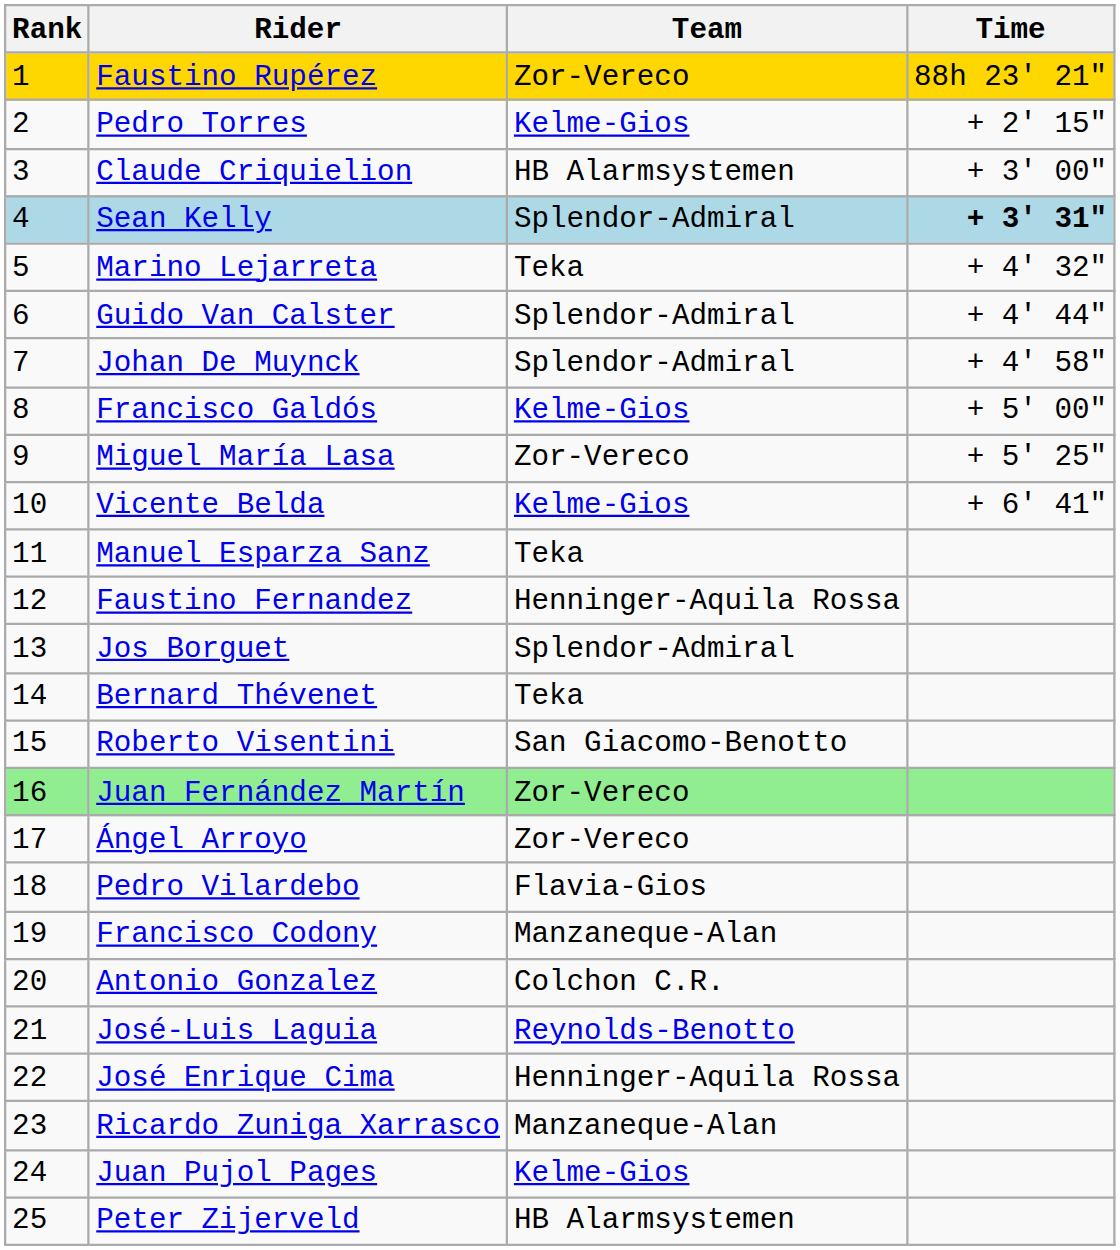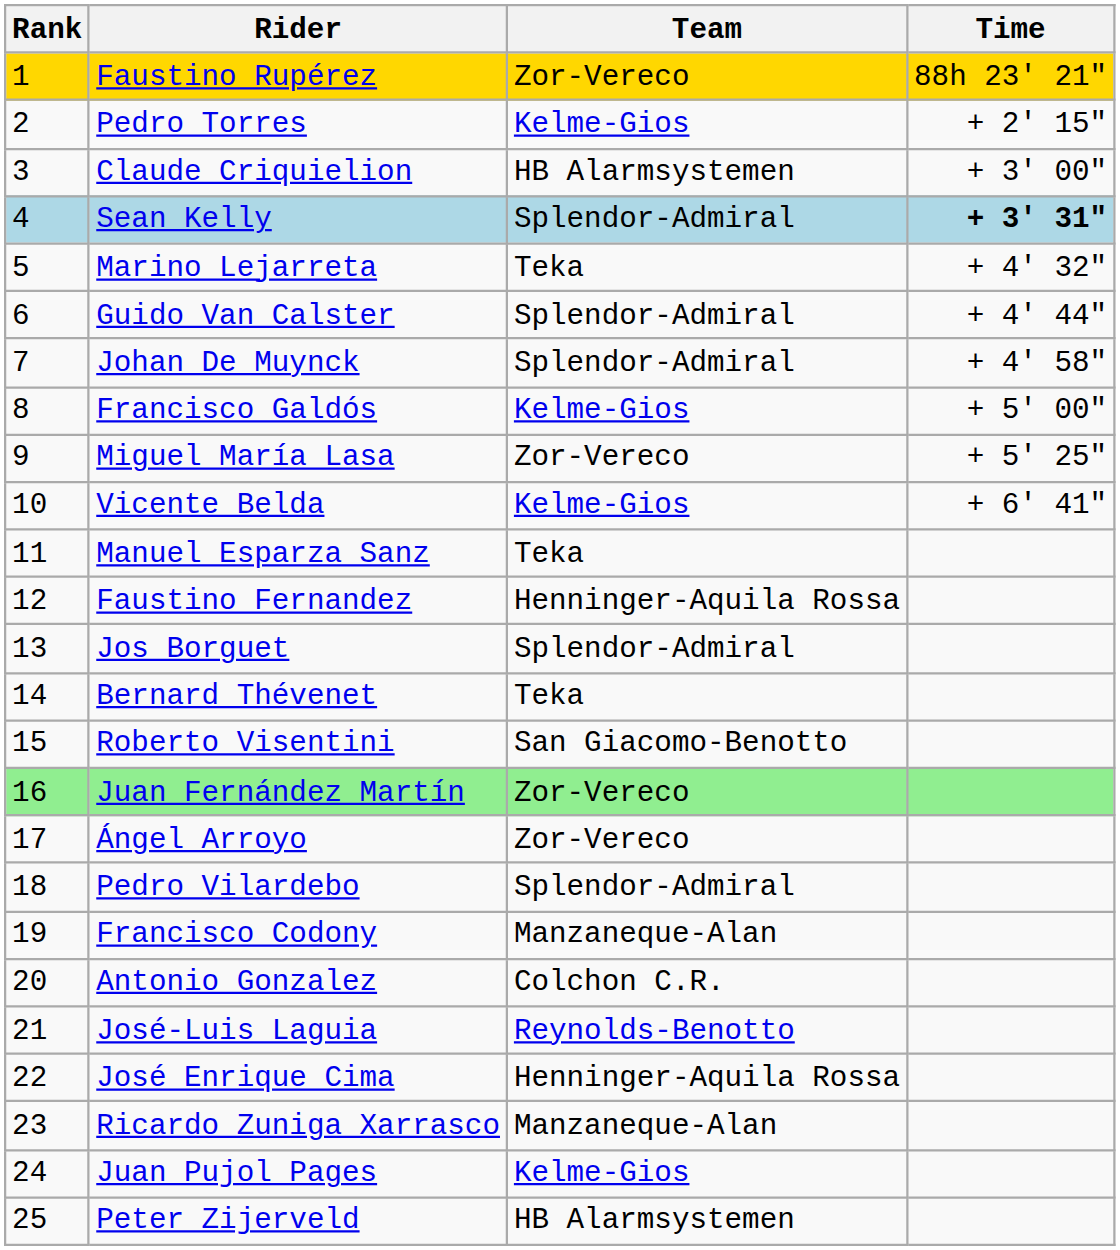(610, 887) Flavia-Gios -> (654, 887) Splendor-Admiral
